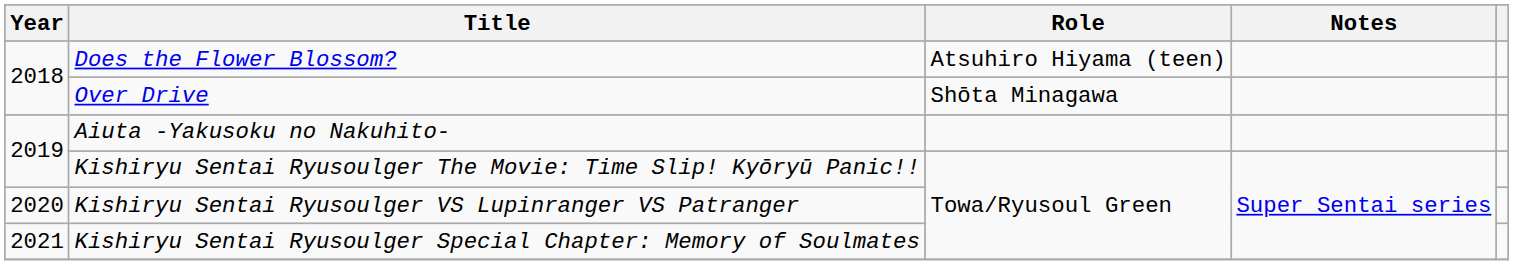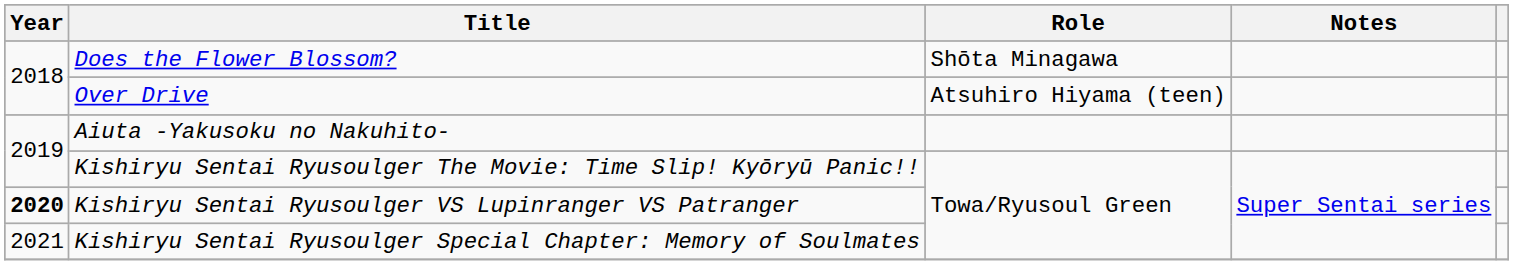(1078, 60) Atsuhiro Hiyama (teen) -> (1024, 60) Shōta Minagawa
(1024, 96) Shōta Minagawa -> (1078, 96) Atsuhiro Hiyama (teen)
(37, 205) normal -> (37, 205) bold
